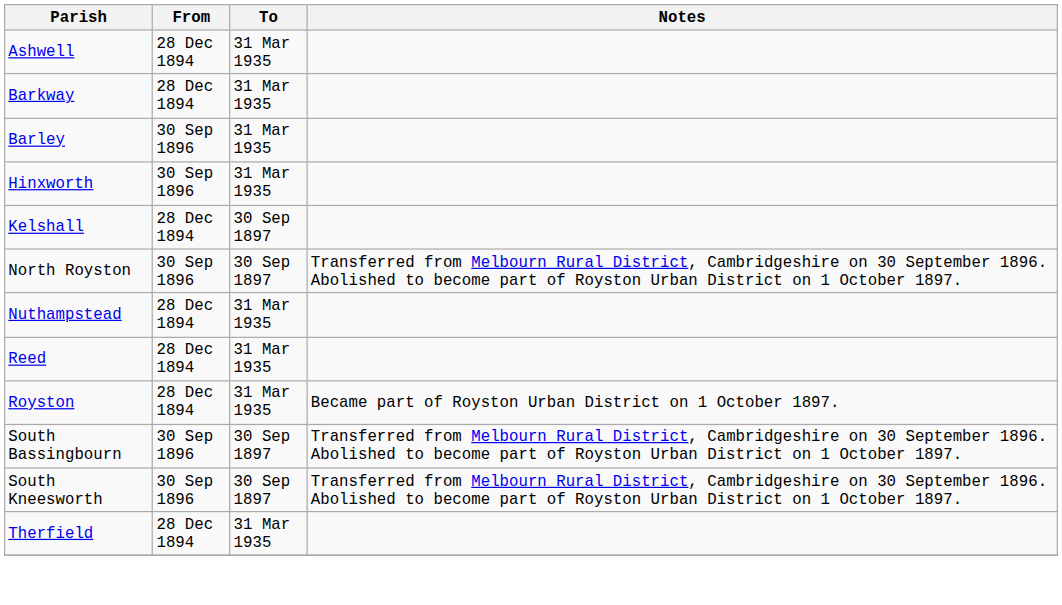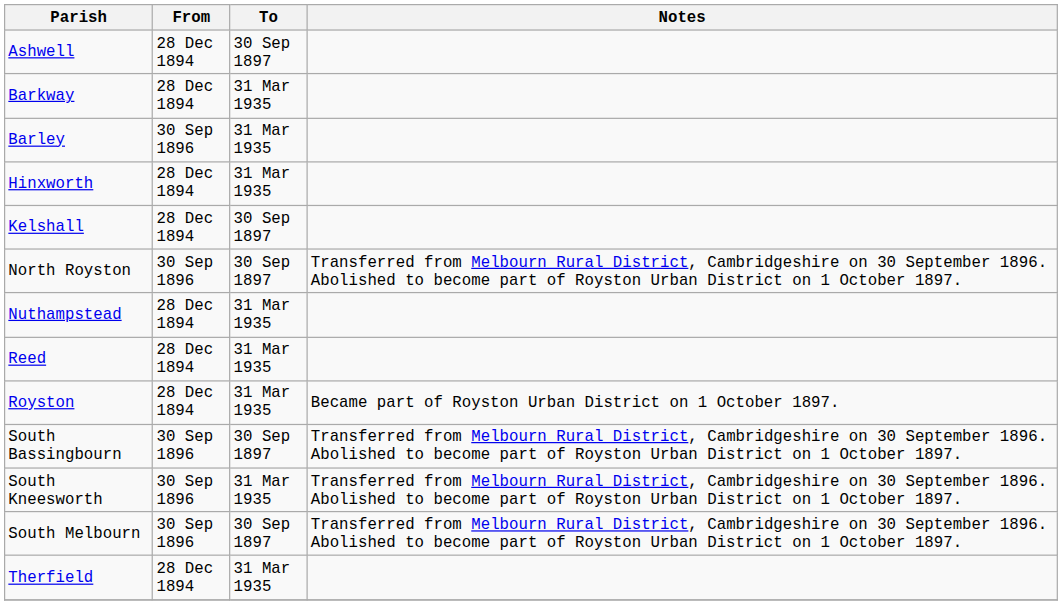(262, 52) 31 Mar 1935 -> (262, 52) 30 Sep 1897
(185, 183) 30 Sep 1896 -> (185, 183) 28 Dec 1894
(262, 490) 30 Sep 1897 -> (262, 490) 31 Mar 1935
+ row: (74, 534)
